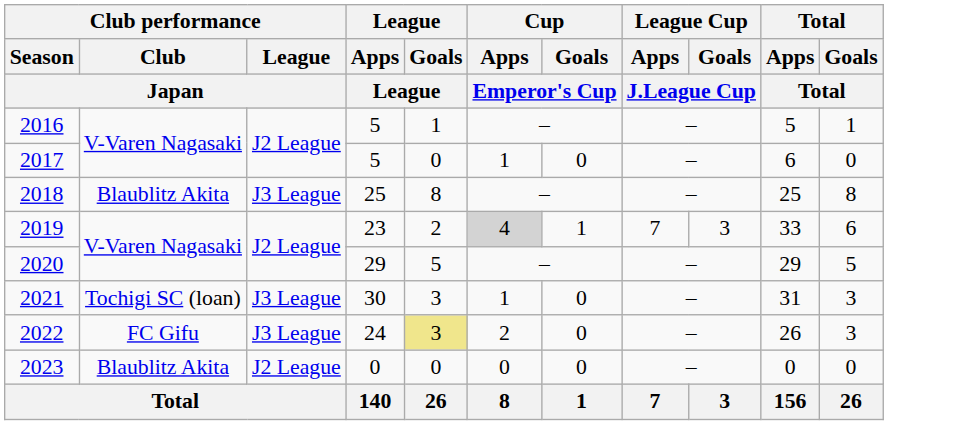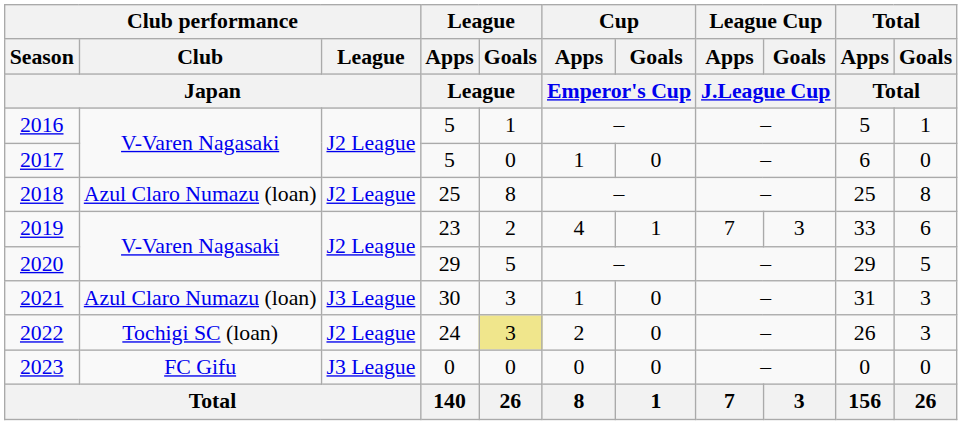(163, 194) Blaublitz Akita -> (200, 194) Azul Claro Numazu (loan)
(296, 194) J3 League -> (371, 194) J2 League
(504, 228) lightgrey background -> (579, 228) no background
(163, 297) Tochigi SC (loan) -> (200, 297) Azul Claro Numazu (loan)
(163, 332) FC Gifu -> (200, 332) Tochigi SC (loan)
(296, 332) J3 League -> (371, 332) J2 League
(163, 366) Blaublitz Akita -> (200, 366) FC Gifu
(296, 366) J2 League -> (371, 366) J3 League
